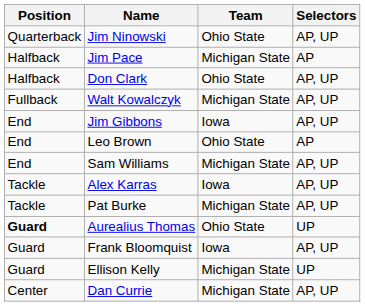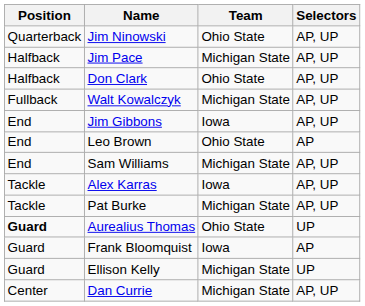(305, 58) AP -> (317, 58) AP, UP
(317, 248) AP, UP -> (305, 248) AP
